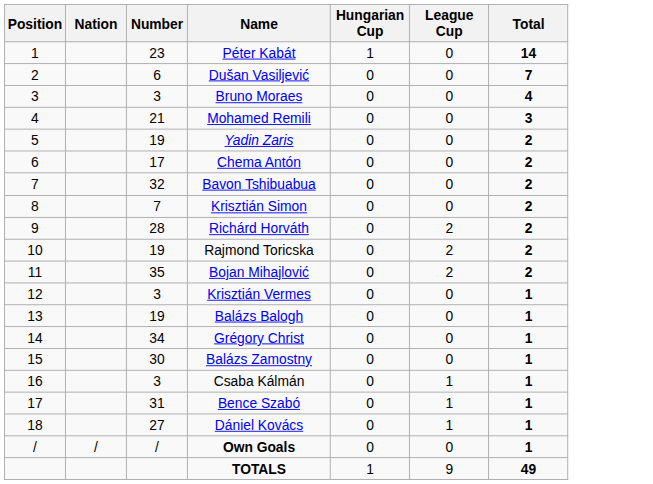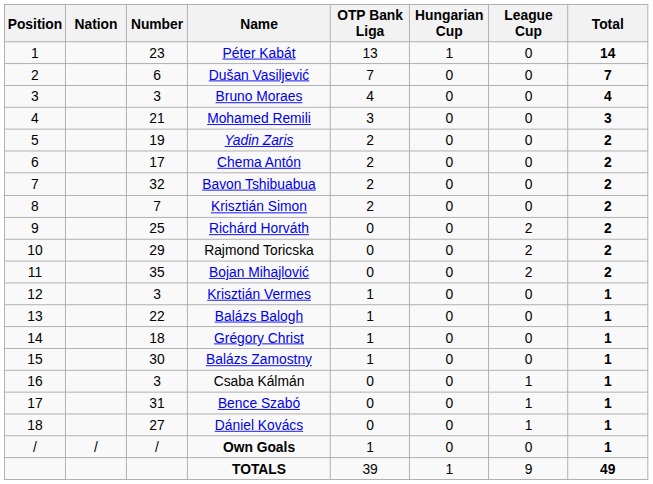+ column: (370, 23)
(157, 228) 28 -> (157, 228) 25
(157, 250) 19 -> (157, 250) 29
(157, 316) 19 -> (157, 316) 22
(157, 338) 34 -> (157, 338) 18
